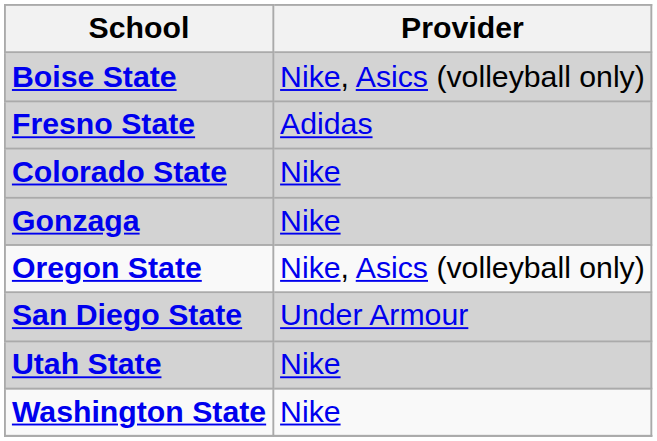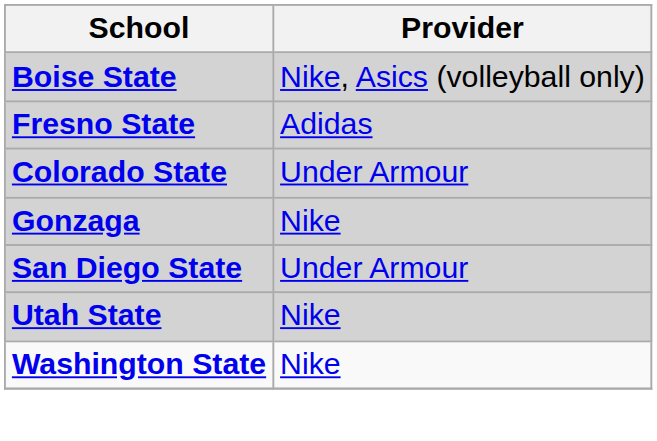(310, 172) Nike -> (374, 172) Under Armour
- row: (107, 268)
